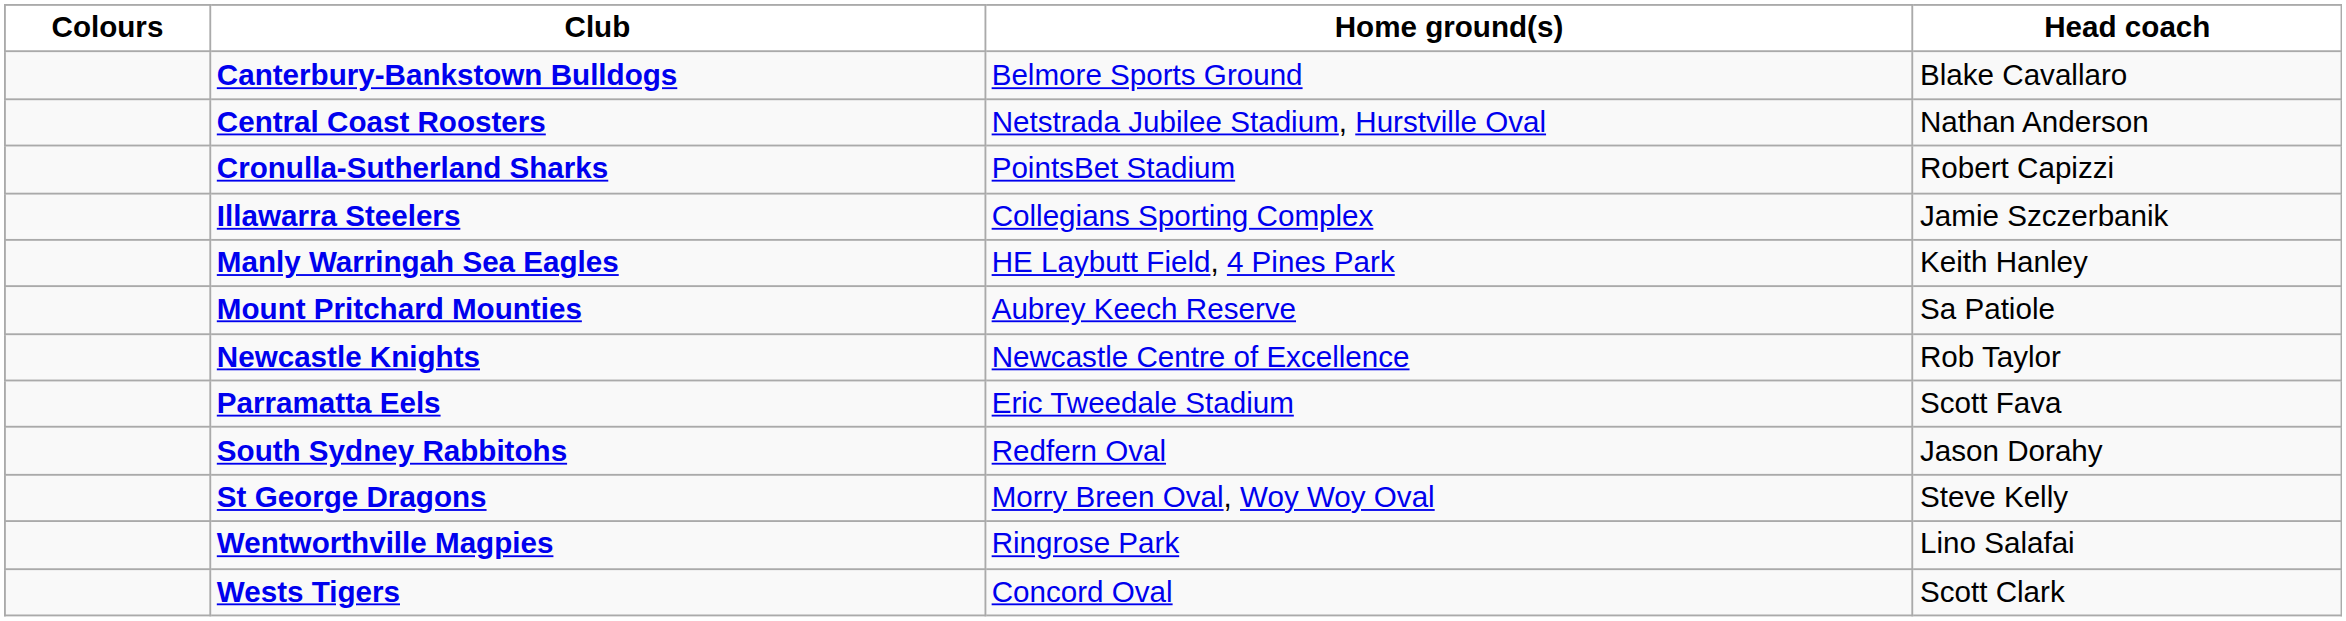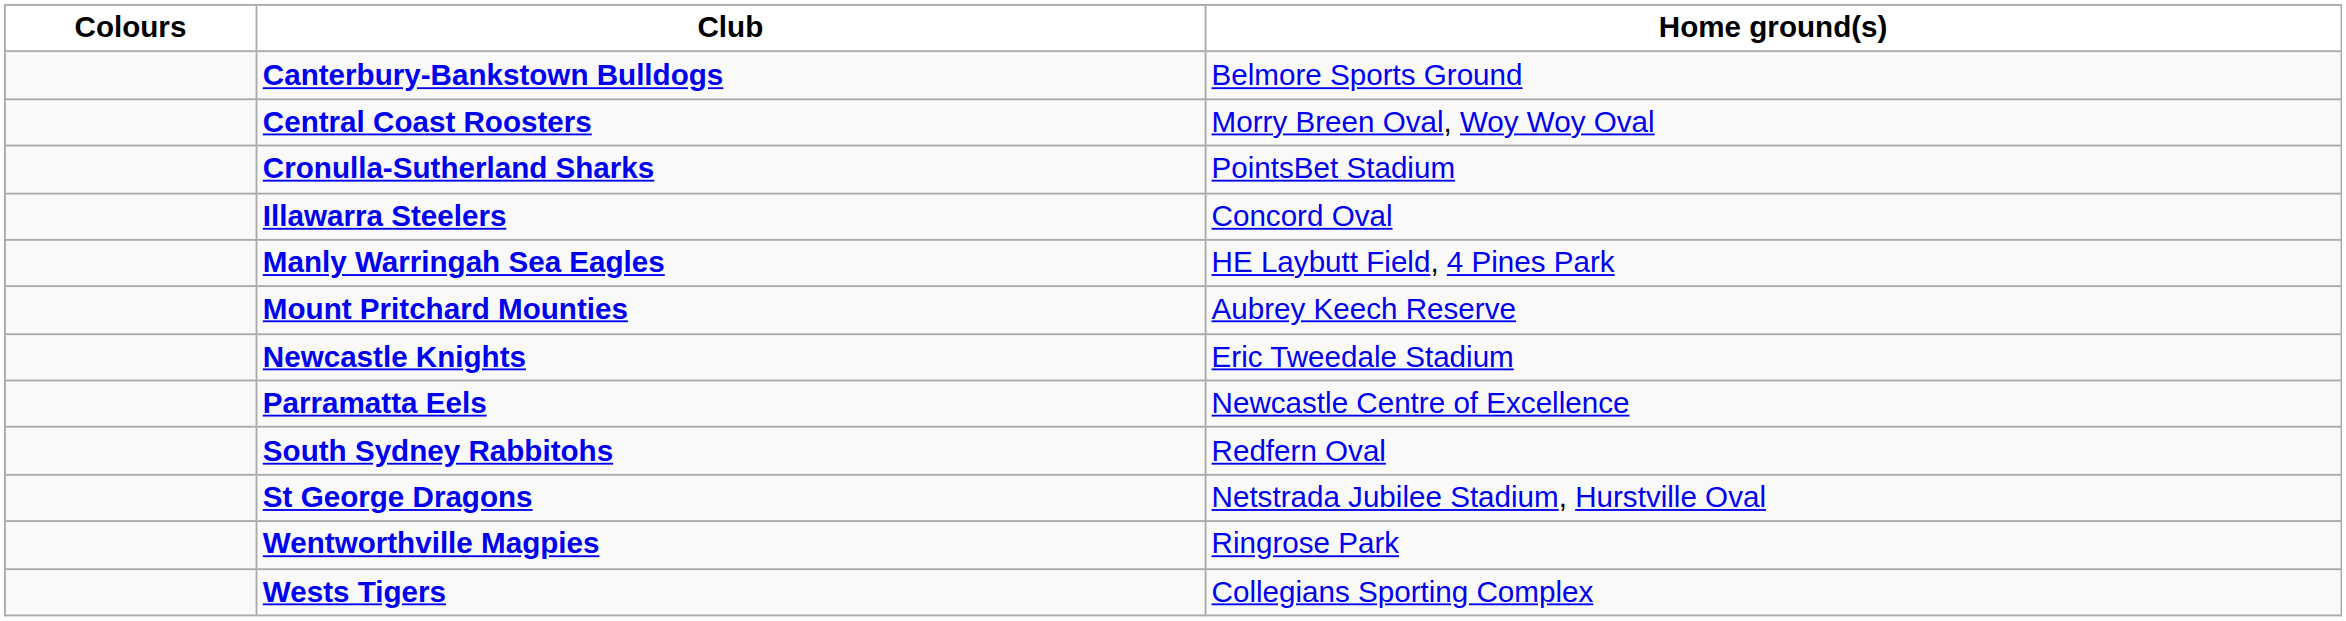- column: (2127, 27)
(1269, 121) Netstrada Jubilee Stadium, Hurstville Oval -> (1433, 121) Morry Breen Oval, Woy Woy Oval
(1182, 215) Collegians Sporting Complex -> (1302, 215) Concord Oval
(1201, 356) Newcastle Centre of Excellence -> (1363, 356) Eric Tweedale Stadium
(1143, 403) Eric Tweedale Stadium -> (1421, 403) Newcastle Centre of Excellence
(1213, 497) Morry Breen Oval, Woy Woy Oval -> (1489, 497) Netstrada Jubilee Stadium, Hurstville Oval
(1082, 591) Concord Oval -> (1402, 591) Collegians Sporting Complex
